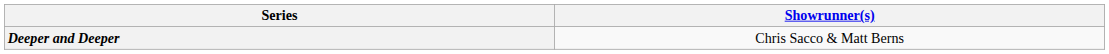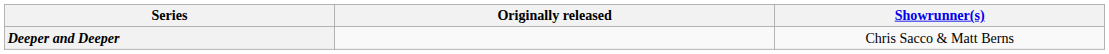+ column: (555, 15)
